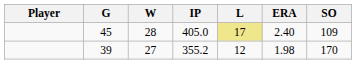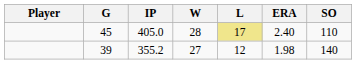columns swapped: (195, 13) <-> (151, 13)
(329, 31) 109 -> (329, 31) 110
(329, 50) 170 -> (329, 50) 140
